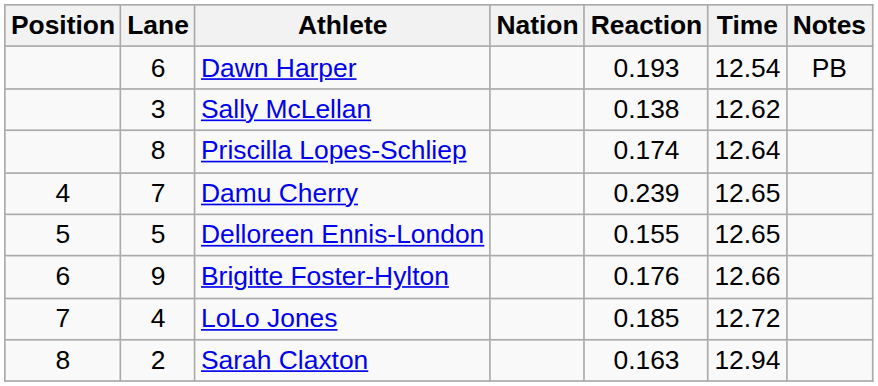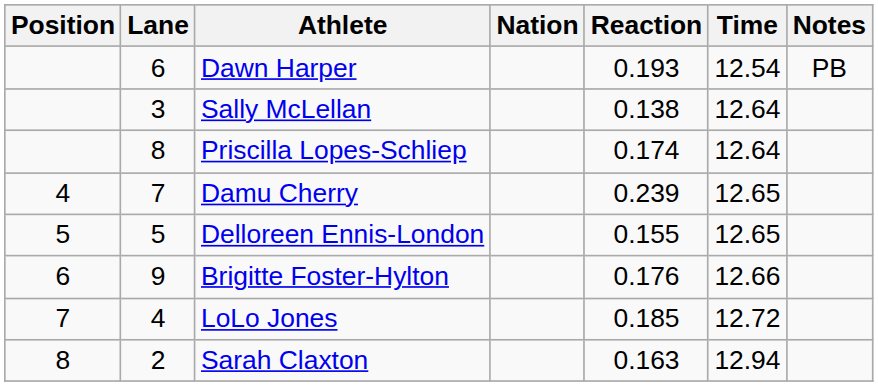(747, 109) 12.62 -> (747, 109) 12.64
